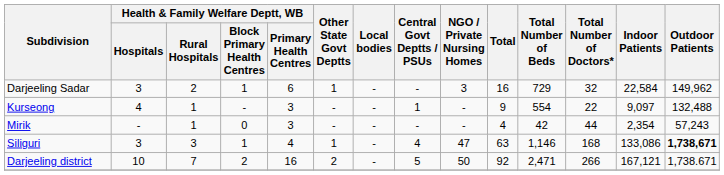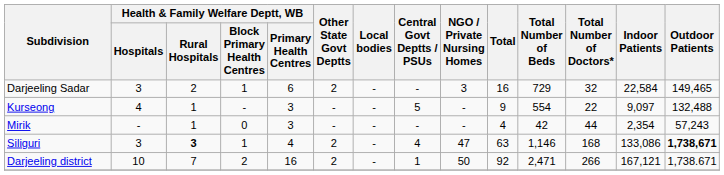(334, 89) 1 -> (334, 89) 2
(692, 89) 149,962 -> (692, 89) 149,465
(417, 107) 1 -> (417, 107) 5
(193, 143) normal -> (193, 143) bold
(334, 143) 1 -> (334, 143) 2
(417, 161) 5 -> (417, 161) 1
